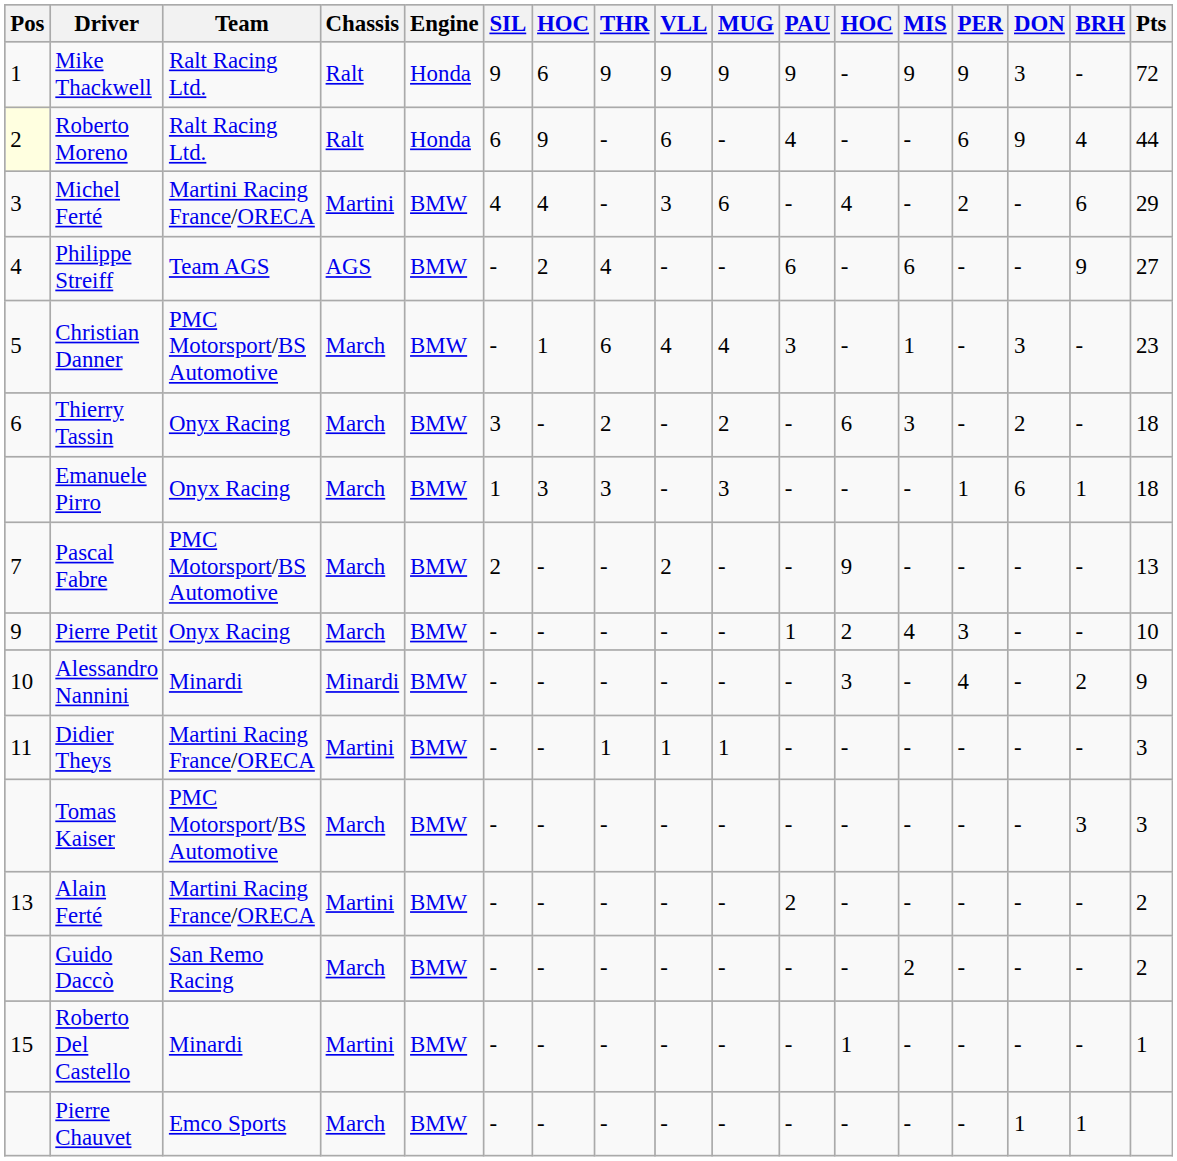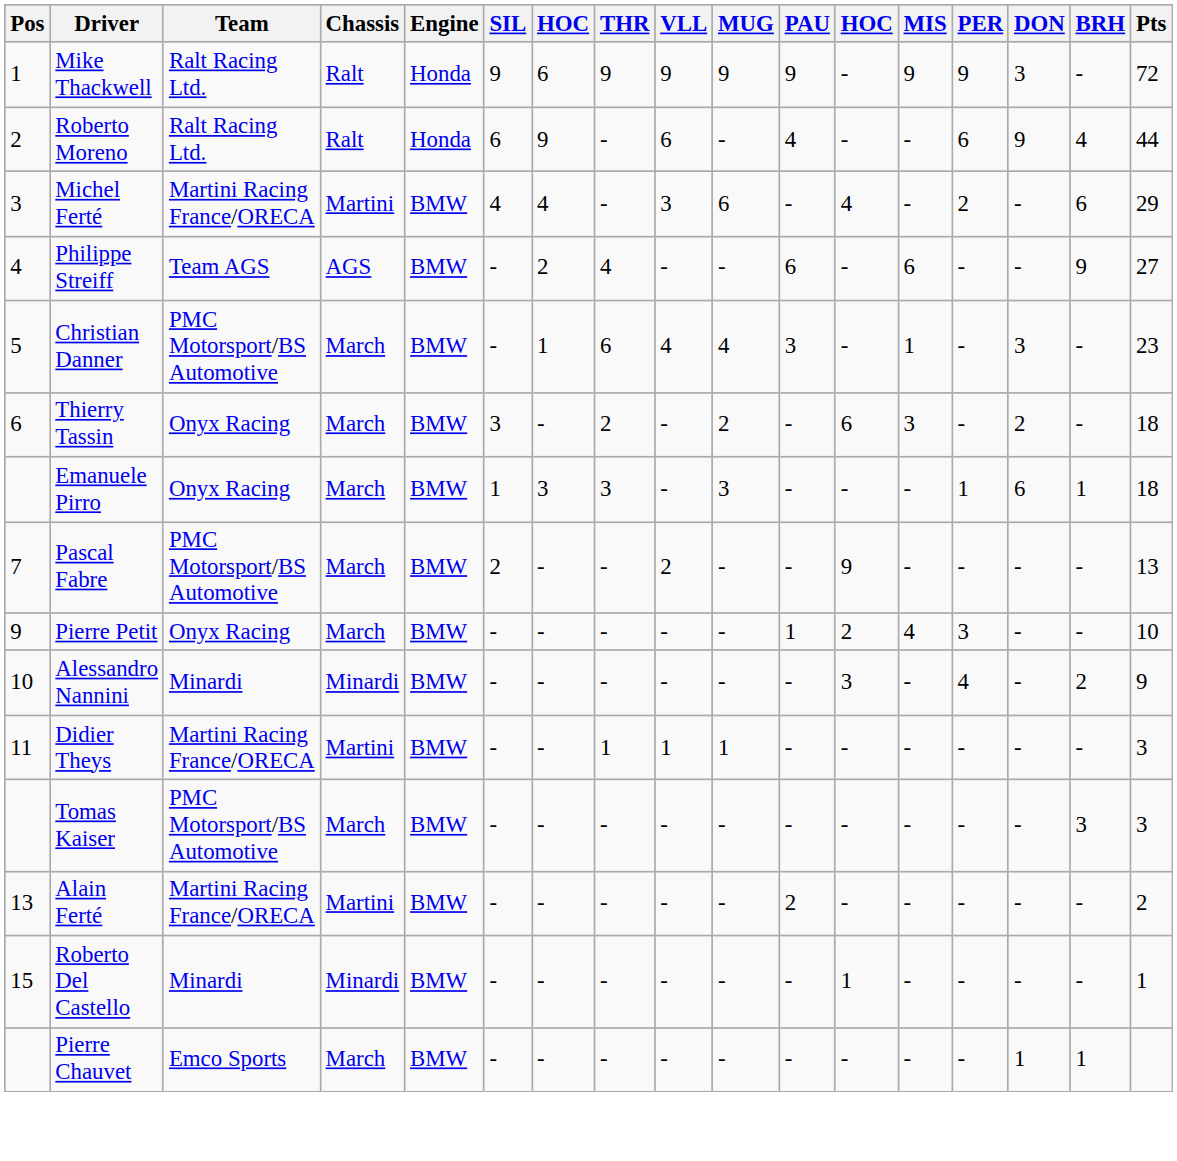(16, 138) lightyellow background -> (16, 138) no background
- row: (84, 967)
(360, 1045) Martini -> (362, 980) Minardi
